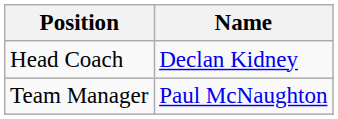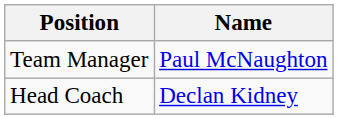rows swapped: (67, 59) <-> (79, 95)
